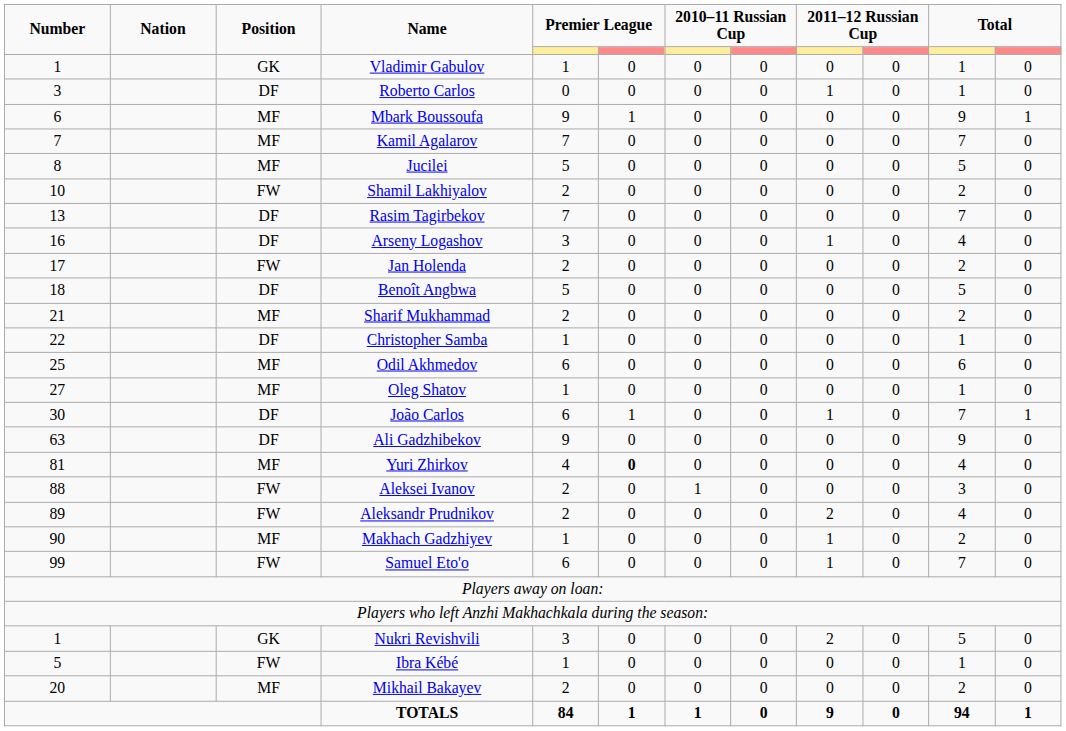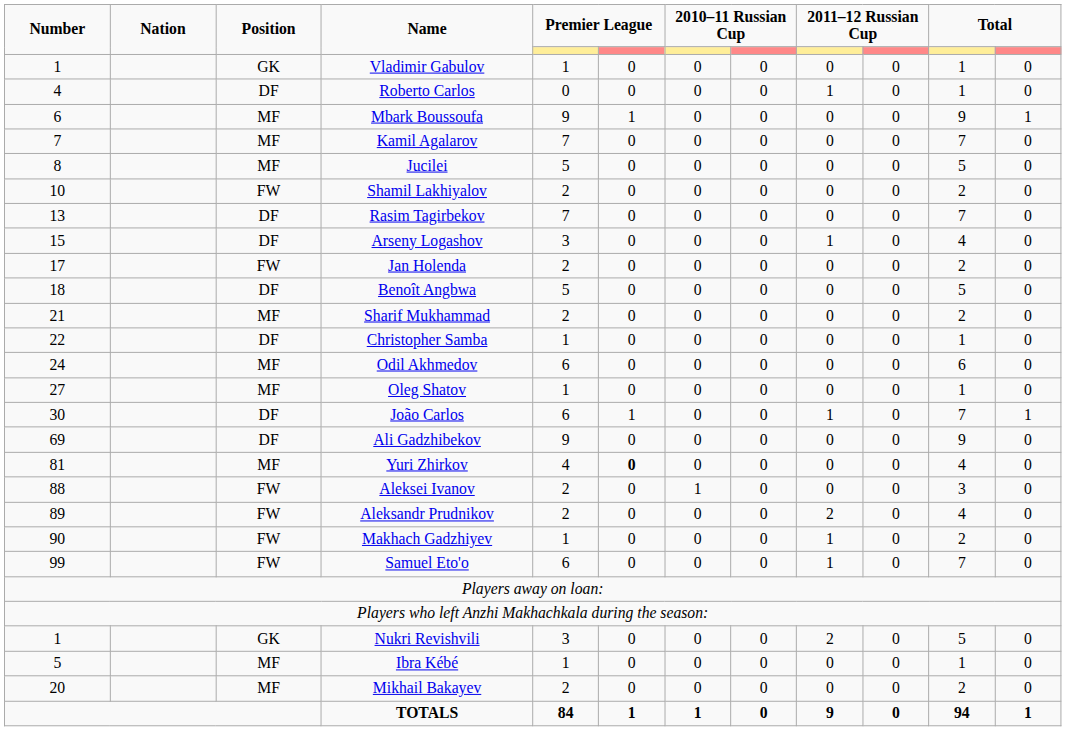(57, 91) 3 -> (57, 91) 4
(57, 240) 16 -> (57, 240) 15
(57, 365) 25 -> (57, 365) 24
(57, 439) 63 -> (57, 439) 69
(269, 539) MF -> (269, 539) FW
(269, 663) FW -> (269, 663) MF
